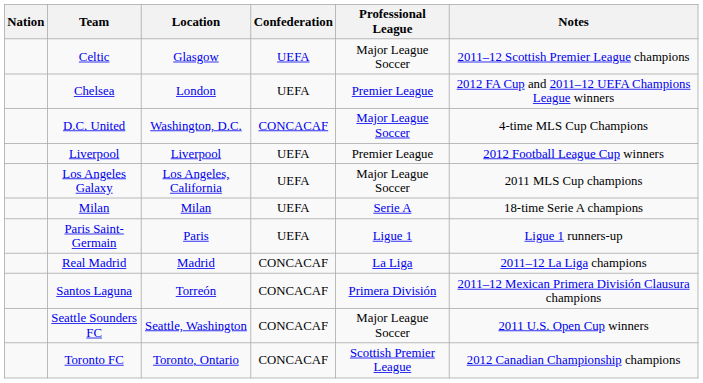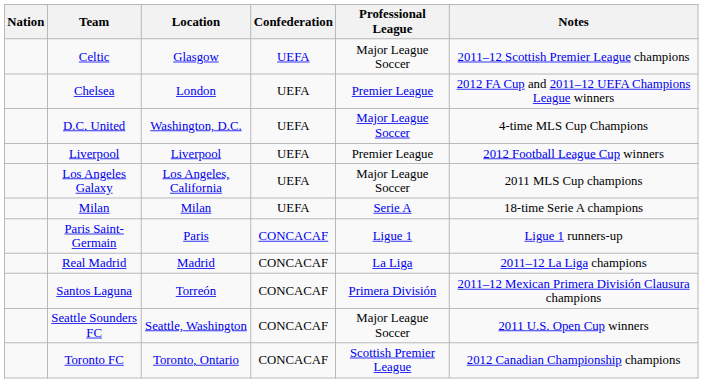(293, 125) CONCACAF -> (293, 125) UEFA
(293, 235) UEFA -> (293, 235) CONCACAF
